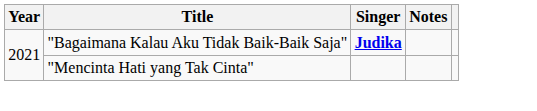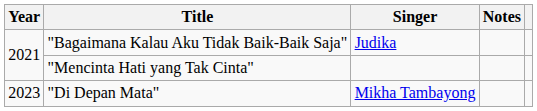(378, 42) bold -> (376, 42) normal
+ row: (103, 93)
